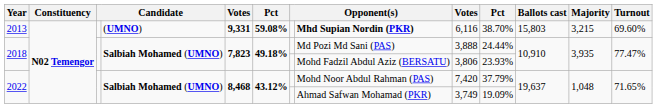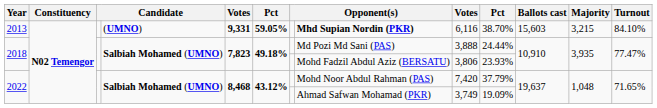(271, 29) 59.08% -> (271, 29) 59.05%
(532, 29) 15,803 -> (532, 29) 15,603
(630, 29) 69.60% -> (630, 29) 84.10%
